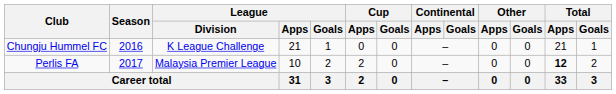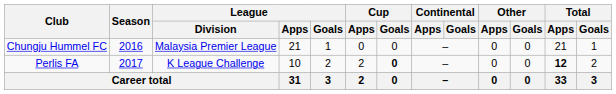(216, 47) K League Challenge -> (216, 47) Malaysia Premier League
(216, 64) Malaysia Premier League -> (216, 64) K League Challenge
(395, 64) normal -> (395, 64) bold
